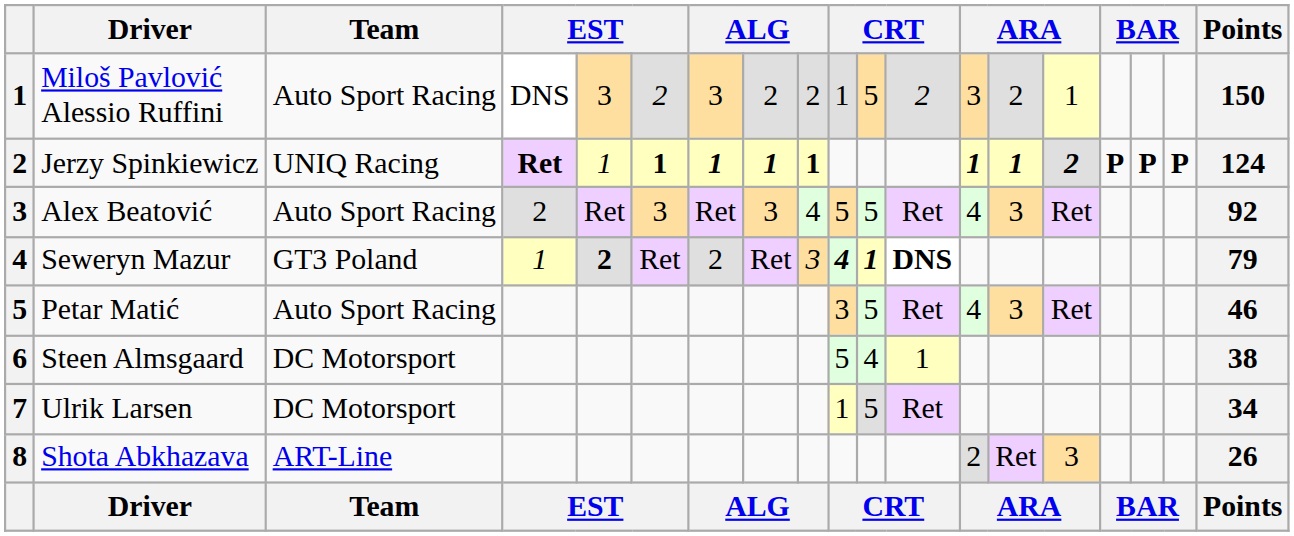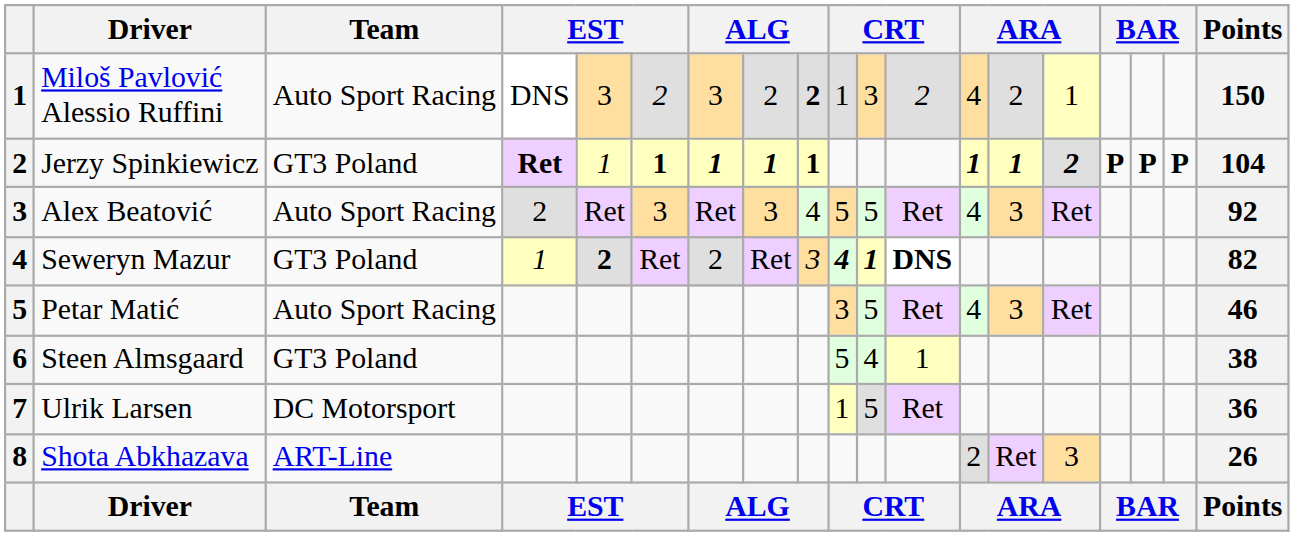(813, 95) normal -> (813, 95) bold
(871, 95) 5 -> (871, 95) 3
(974, 95) 3 -> (974, 95) 4
(356, 161) UNIQ Racing -> (345, 161) GT3 Poland
(1243, 161) 124 -> (1243, 161) 104
(1243, 260) 79 -> (1243, 260) 82
(364, 358) DC Motorsport -> (345, 358) GT3 Poland
(1243, 407) 34 -> (1243, 407) 36
